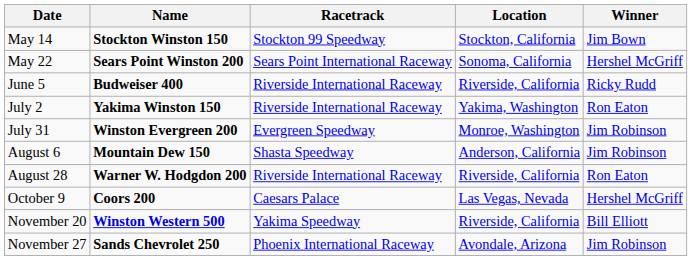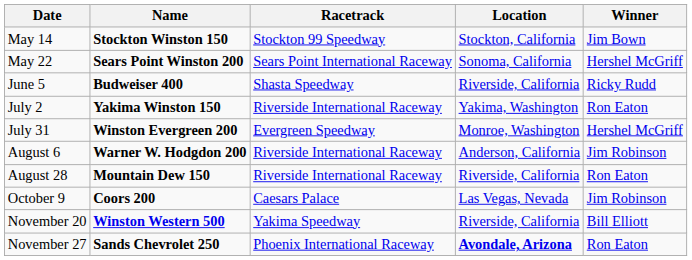(348, 84) Riverside International Raceway -> (303, 84) Shasta Speedway
(627, 130) Jim Robinson -> (635, 130) Hershel McGriff
(152, 152) Mountain Dew 150 -> (170, 152) Warner W. Hodgdon 200
(303, 152) Shasta Speedway -> (348, 152) Riverside International Raceway
(170, 175) Warner W. Hodgdon 200 -> (152, 175) Mountain Dew 150
(635, 198) Hershel McGriff -> (627, 198) Jim Robinson
(512, 244) normal -> (515, 244) bold
(627, 244) Jim Robinson -> (617, 244) Ron Eaton
